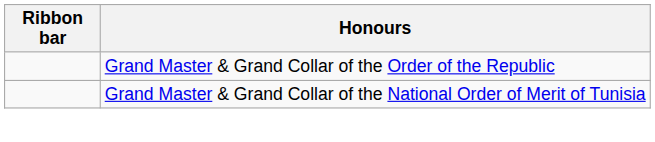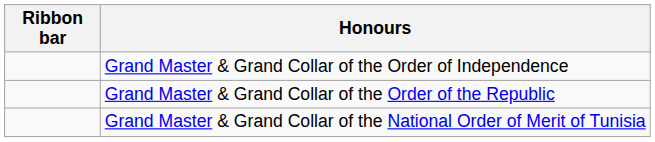+ row: (337, 66)
